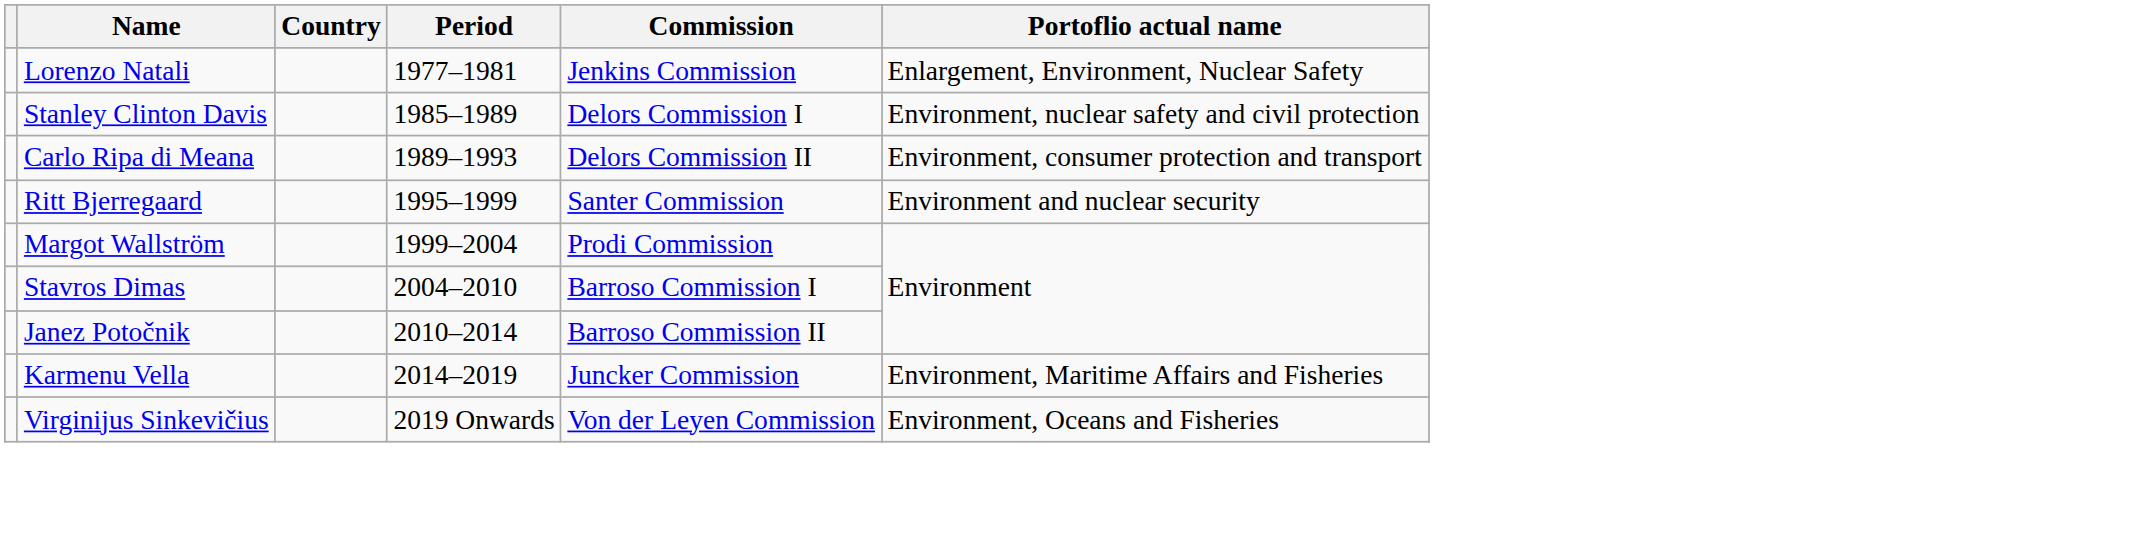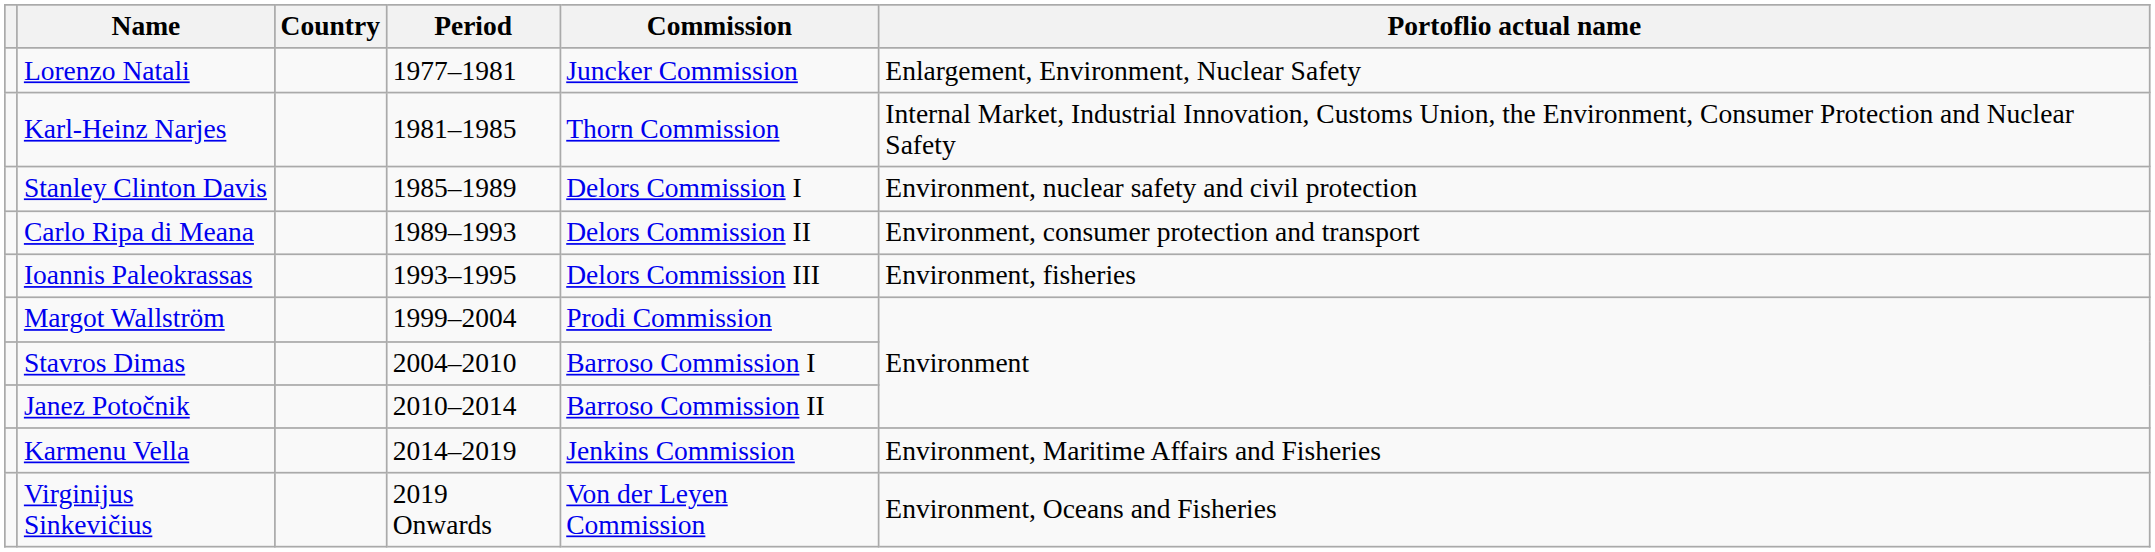(682, 69) Jenkins Commission -> (682, 69) Juncker Commission
+ row: (125, 129)
+ row: (138, 275)
- row: (113, 200)
(683, 375) Juncker Commission -> (681, 450) Jenkins Commission
